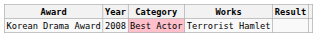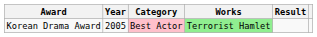(115, 26) 2008 -> (115, 26) 2005
(229, 26) no background -> (229, 26) lightgreen background
